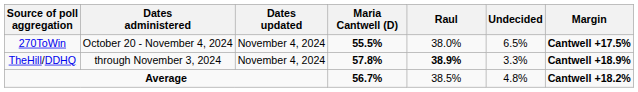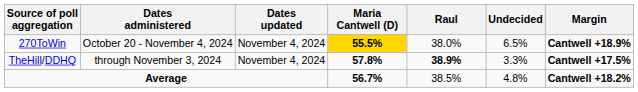(367, 43) no background -> (367, 43) gold background
(589, 43) Cantwell +17.5% -> (589, 43) Cantwell +18.9%
(589, 61) Cantwell +18.9% -> (589, 61) Cantwell +17.5%
